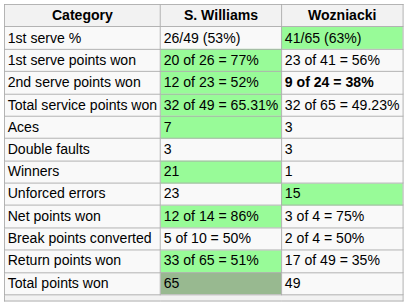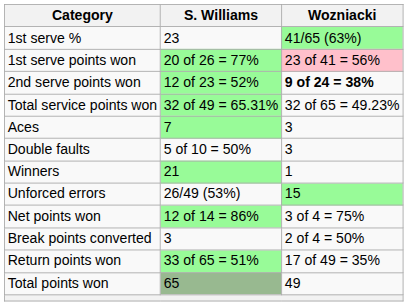(202, 37) 26/49 (53%) -> (171, 37) 23
(332, 60) no background -> (332, 60) pink background
(168, 149) 3 -> (207, 149) 5 of 10 = 50%
(171, 194) 23 -> (202, 194) 26/49 (53%)
(207, 238) 5 of 10 = 50% -> (168, 238) 3
